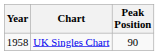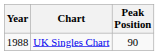(18, 42) 1958 -> (18, 42) 1988
